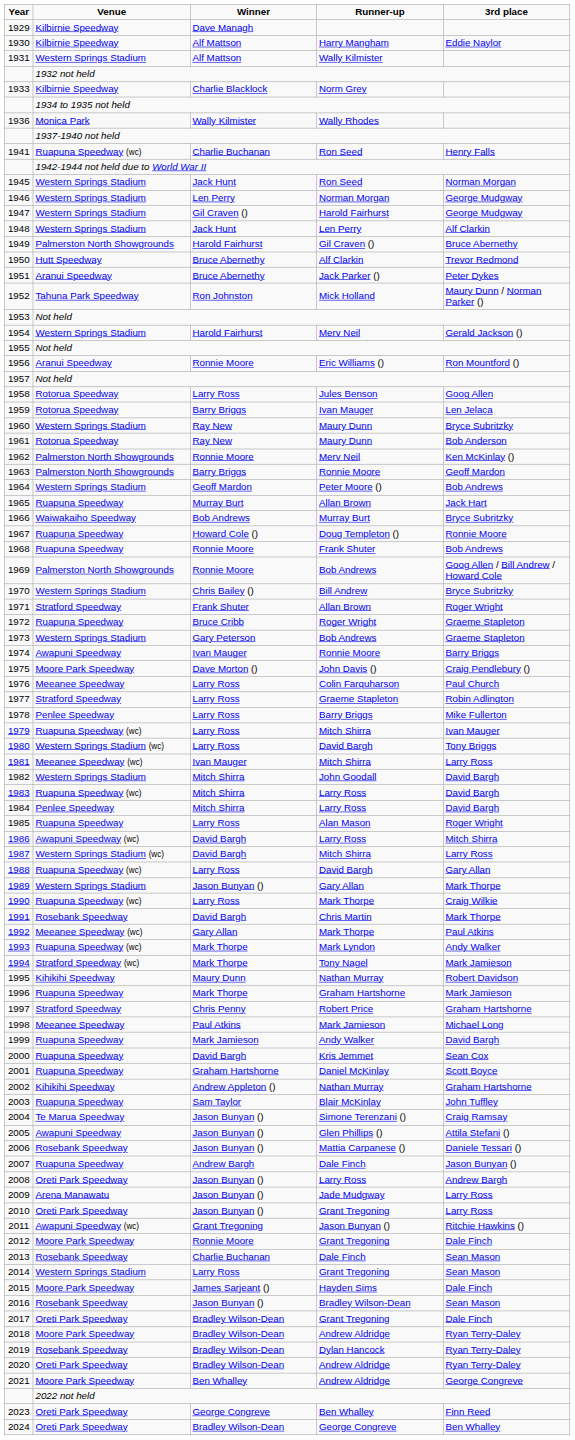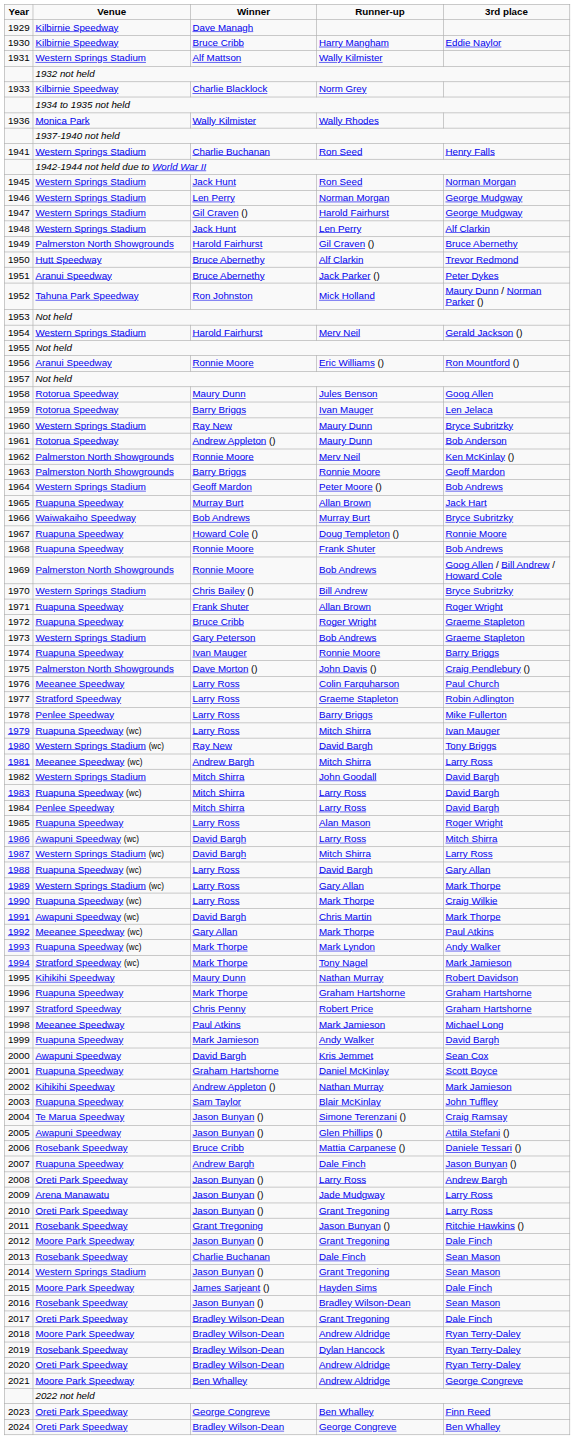(217, 43) Alf Mattson -> (218, 43) Bruce Cribb
(88, 151) Ruapuna Speedway (wc) -> (91, 151) Western Springs Stadium
(216, 394) Larry Ross -> (219, 394) Maury Dunn
(212, 441) Ray New -> (234, 441) Andrew Appleton ()
(78, 606) Stratford Speedway -> (79, 606) Ruapuna Speedway
(78, 653) Awapuni Speedway -> (79, 653) Ruapuna Speedway
(85, 668) Moore Park Speedway -> (105, 668) Palmerston North Showgrounds
(216, 746) Larry Ross -> (212, 746) Ray New
(220, 761) Ivan Mauger -> (223, 761) Andrew Bargh
(91, 885) Western Springs Stadium -> (100, 885) Western Springs Stadium (wc)
(228, 885) Jason Bunyan () -> (216, 885) Larry Ross
(82, 916) Rosebank Speedway -> (87, 916) Awapuni Speedway (wc)
(479, 993) Mark Jamieson -> (489, 993) Graham Hartshorne
(79, 1055) Ruapuna Speedway -> (78, 1055) Awapuni Speedway
(489, 1086) Graham Hartshorne -> (479, 1086) Mark Jamieson
(228, 1148) Jason Bunyan () -> (218, 1148) Bruce Cribb
(87, 1226) Awapuni Speedway (wc) -> (82, 1226) Rosebank Speedway
(223, 1241) Ronnie Moore -> (228, 1241) Jason Bunyan ()
(216, 1272) Larry Ross -> (228, 1272) Jason Bunyan ()
